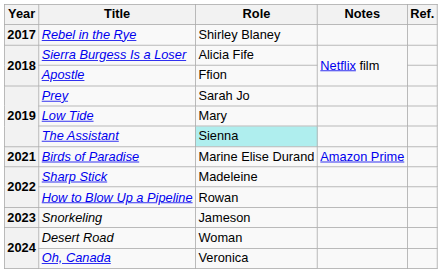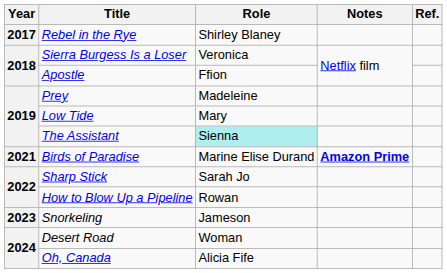(226, 55) Alicia Fife -> (223, 55) Veronica
(224, 95) Sarah Jo -> (228, 95) Madeleine
(362, 156) normal -> (365, 156) bold
(228, 177) Madeleine -> (224, 177) Sarah Jo
(223, 258) Veronica -> (226, 258) Alicia Fife
